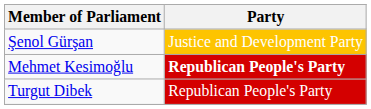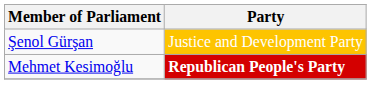- row: (50, 91)
